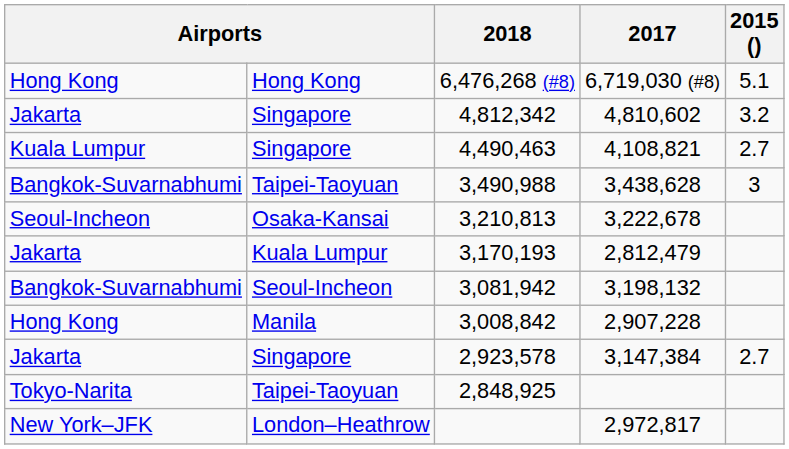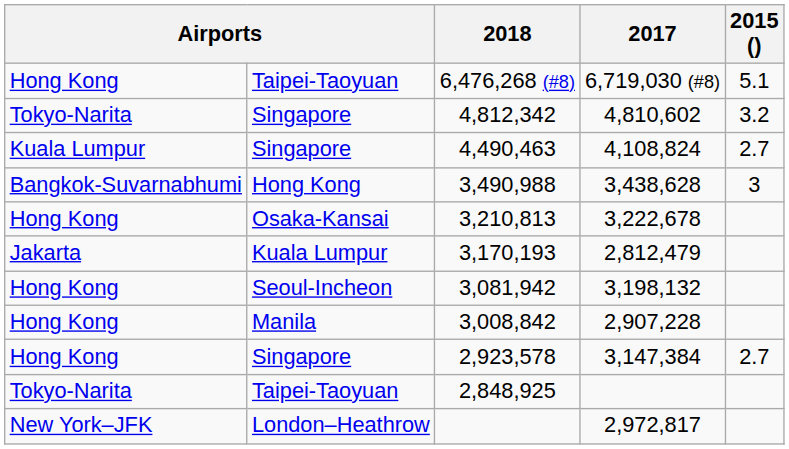(306, 80) Hong Kong -> (325, 80) Taipei-Taoyuan
(45, 115) Jakarta -> (71, 115) Tokyo-Narita
(652, 149) 4,108,821 -> (652, 149) 4,108,824
(325, 184) Taipei-Taoyuan -> (306, 184) Hong Kong
(80, 218) Seoul-Incheon -> (64, 218) Hong Kong
(126, 287) Bangkok-Suvarnabhumi -> (64, 287) Hong Kong
(45, 356) Jakarta -> (64, 356) Hong Kong
